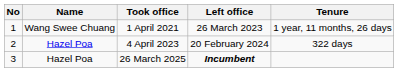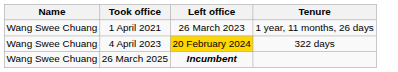- column: (13, 12)
(70, 43) Hazel Poa -> (52, 43) Wang Swee Chuang
(229, 43) no background -> (212, 43) gold background
(70, 59) Hazel Poa -> (52, 59) Wang Swee Chuang
